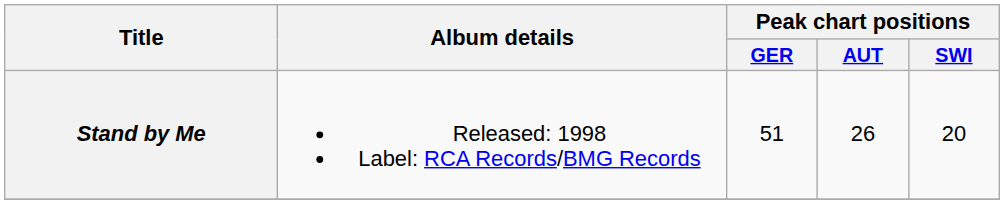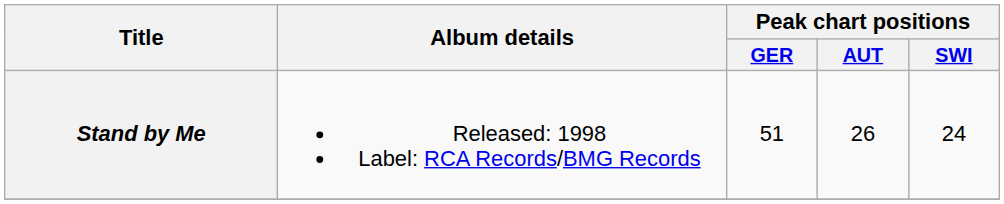(954, 134) 20 -> (954, 134) 24
